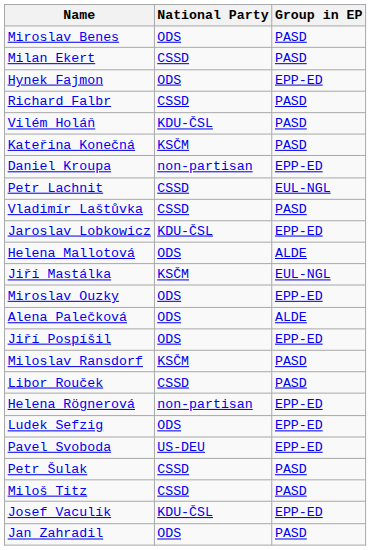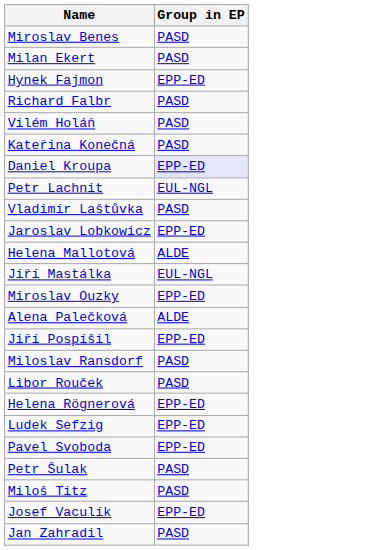- column: (213, 15)
(299, 167) no background -> (181, 167) lavender background
